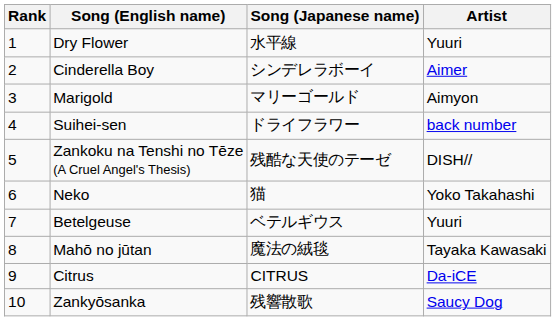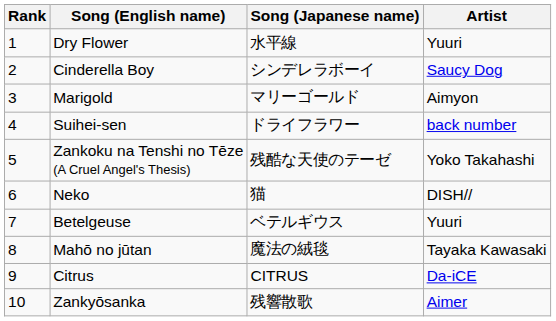(447, 70) Aimer -> (465, 70) Saucy Dog
(449, 160) DISH// -> (481, 160) Yoko Takahashi
(481, 195) Yoko Takahashi -> (449, 195) DISH//
(465, 302) Saucy Dog -> (447, 302) Aimer
